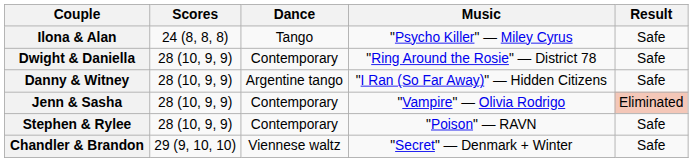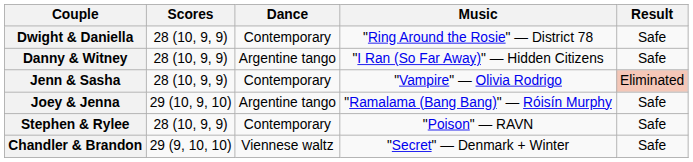- row: (77, 37)
+ row: (75, 102)
